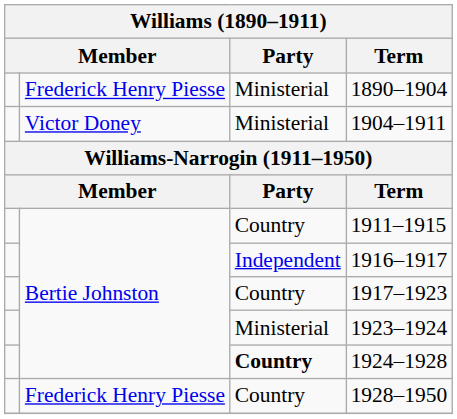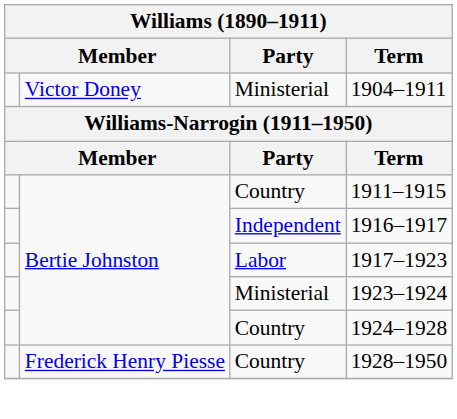- row: (399, 89)
(270, 293) Country -> (260, 259) Labor
(274, 361) bold -> (270, 327) normal
